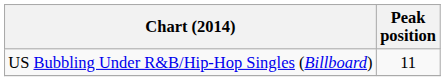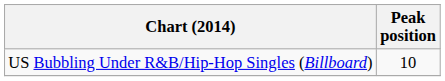(408, 62) 11 -> (408, 62) 10
